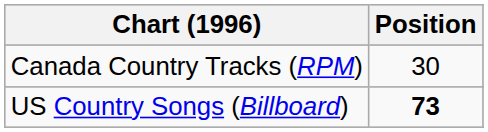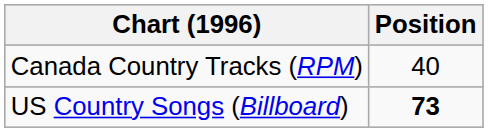(426, 65) 30 -> (426, 65) 40
